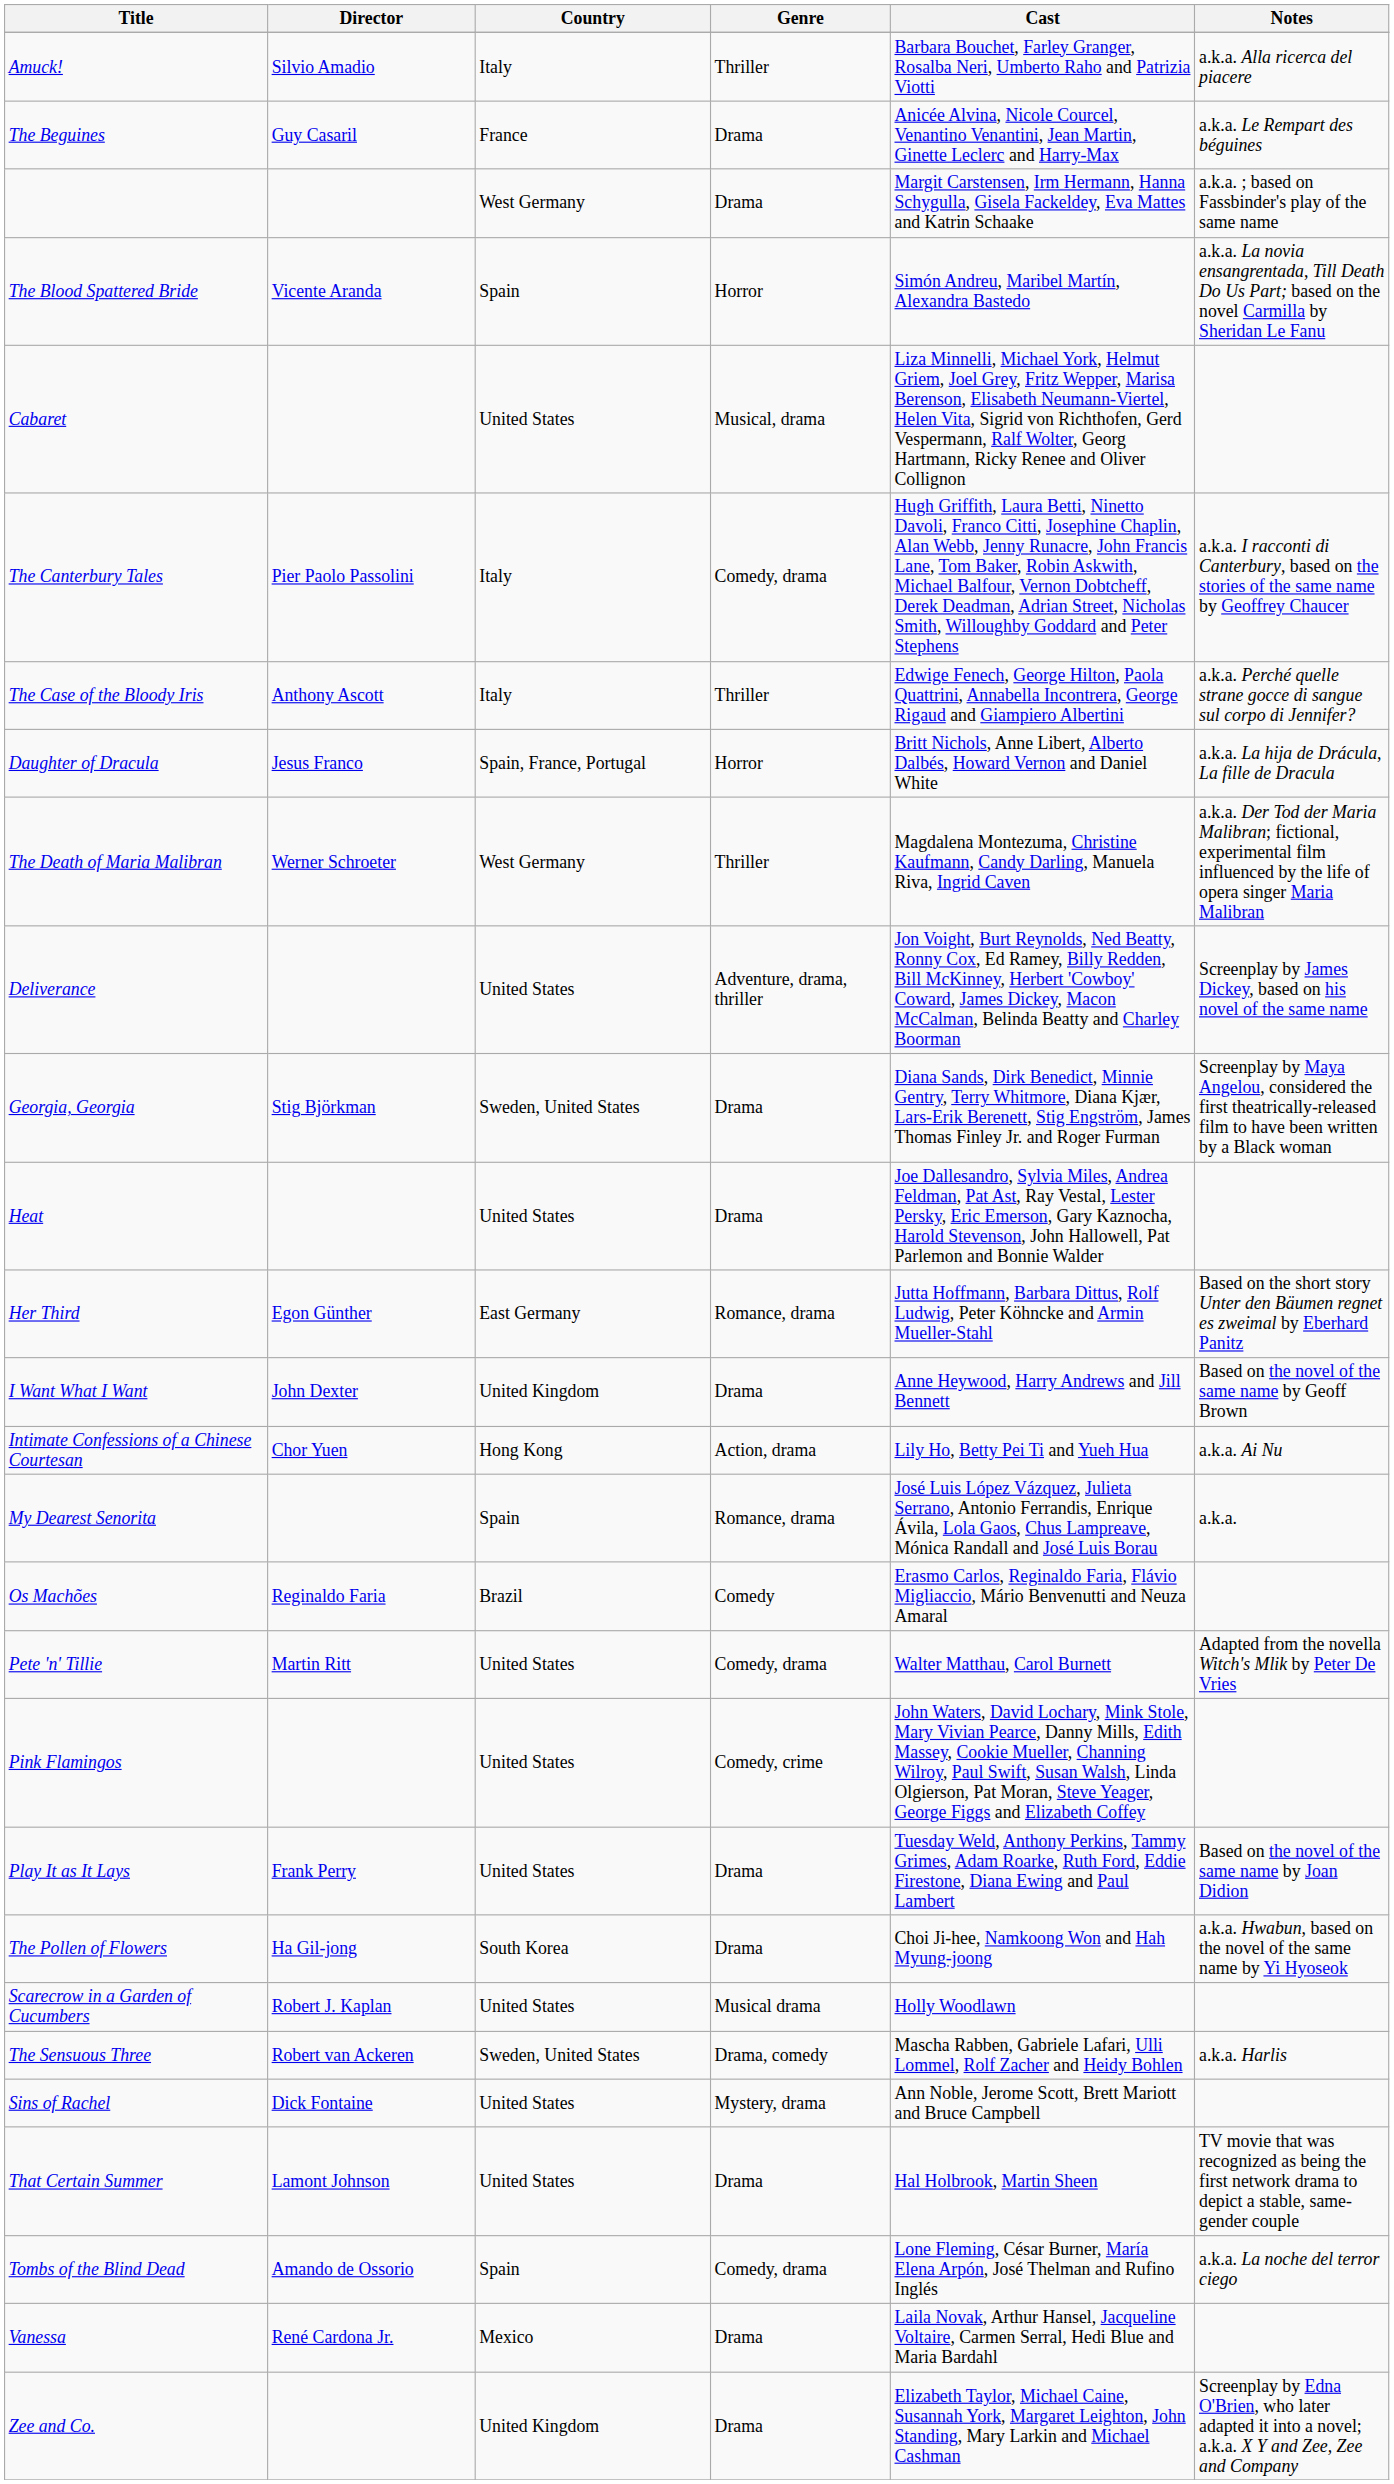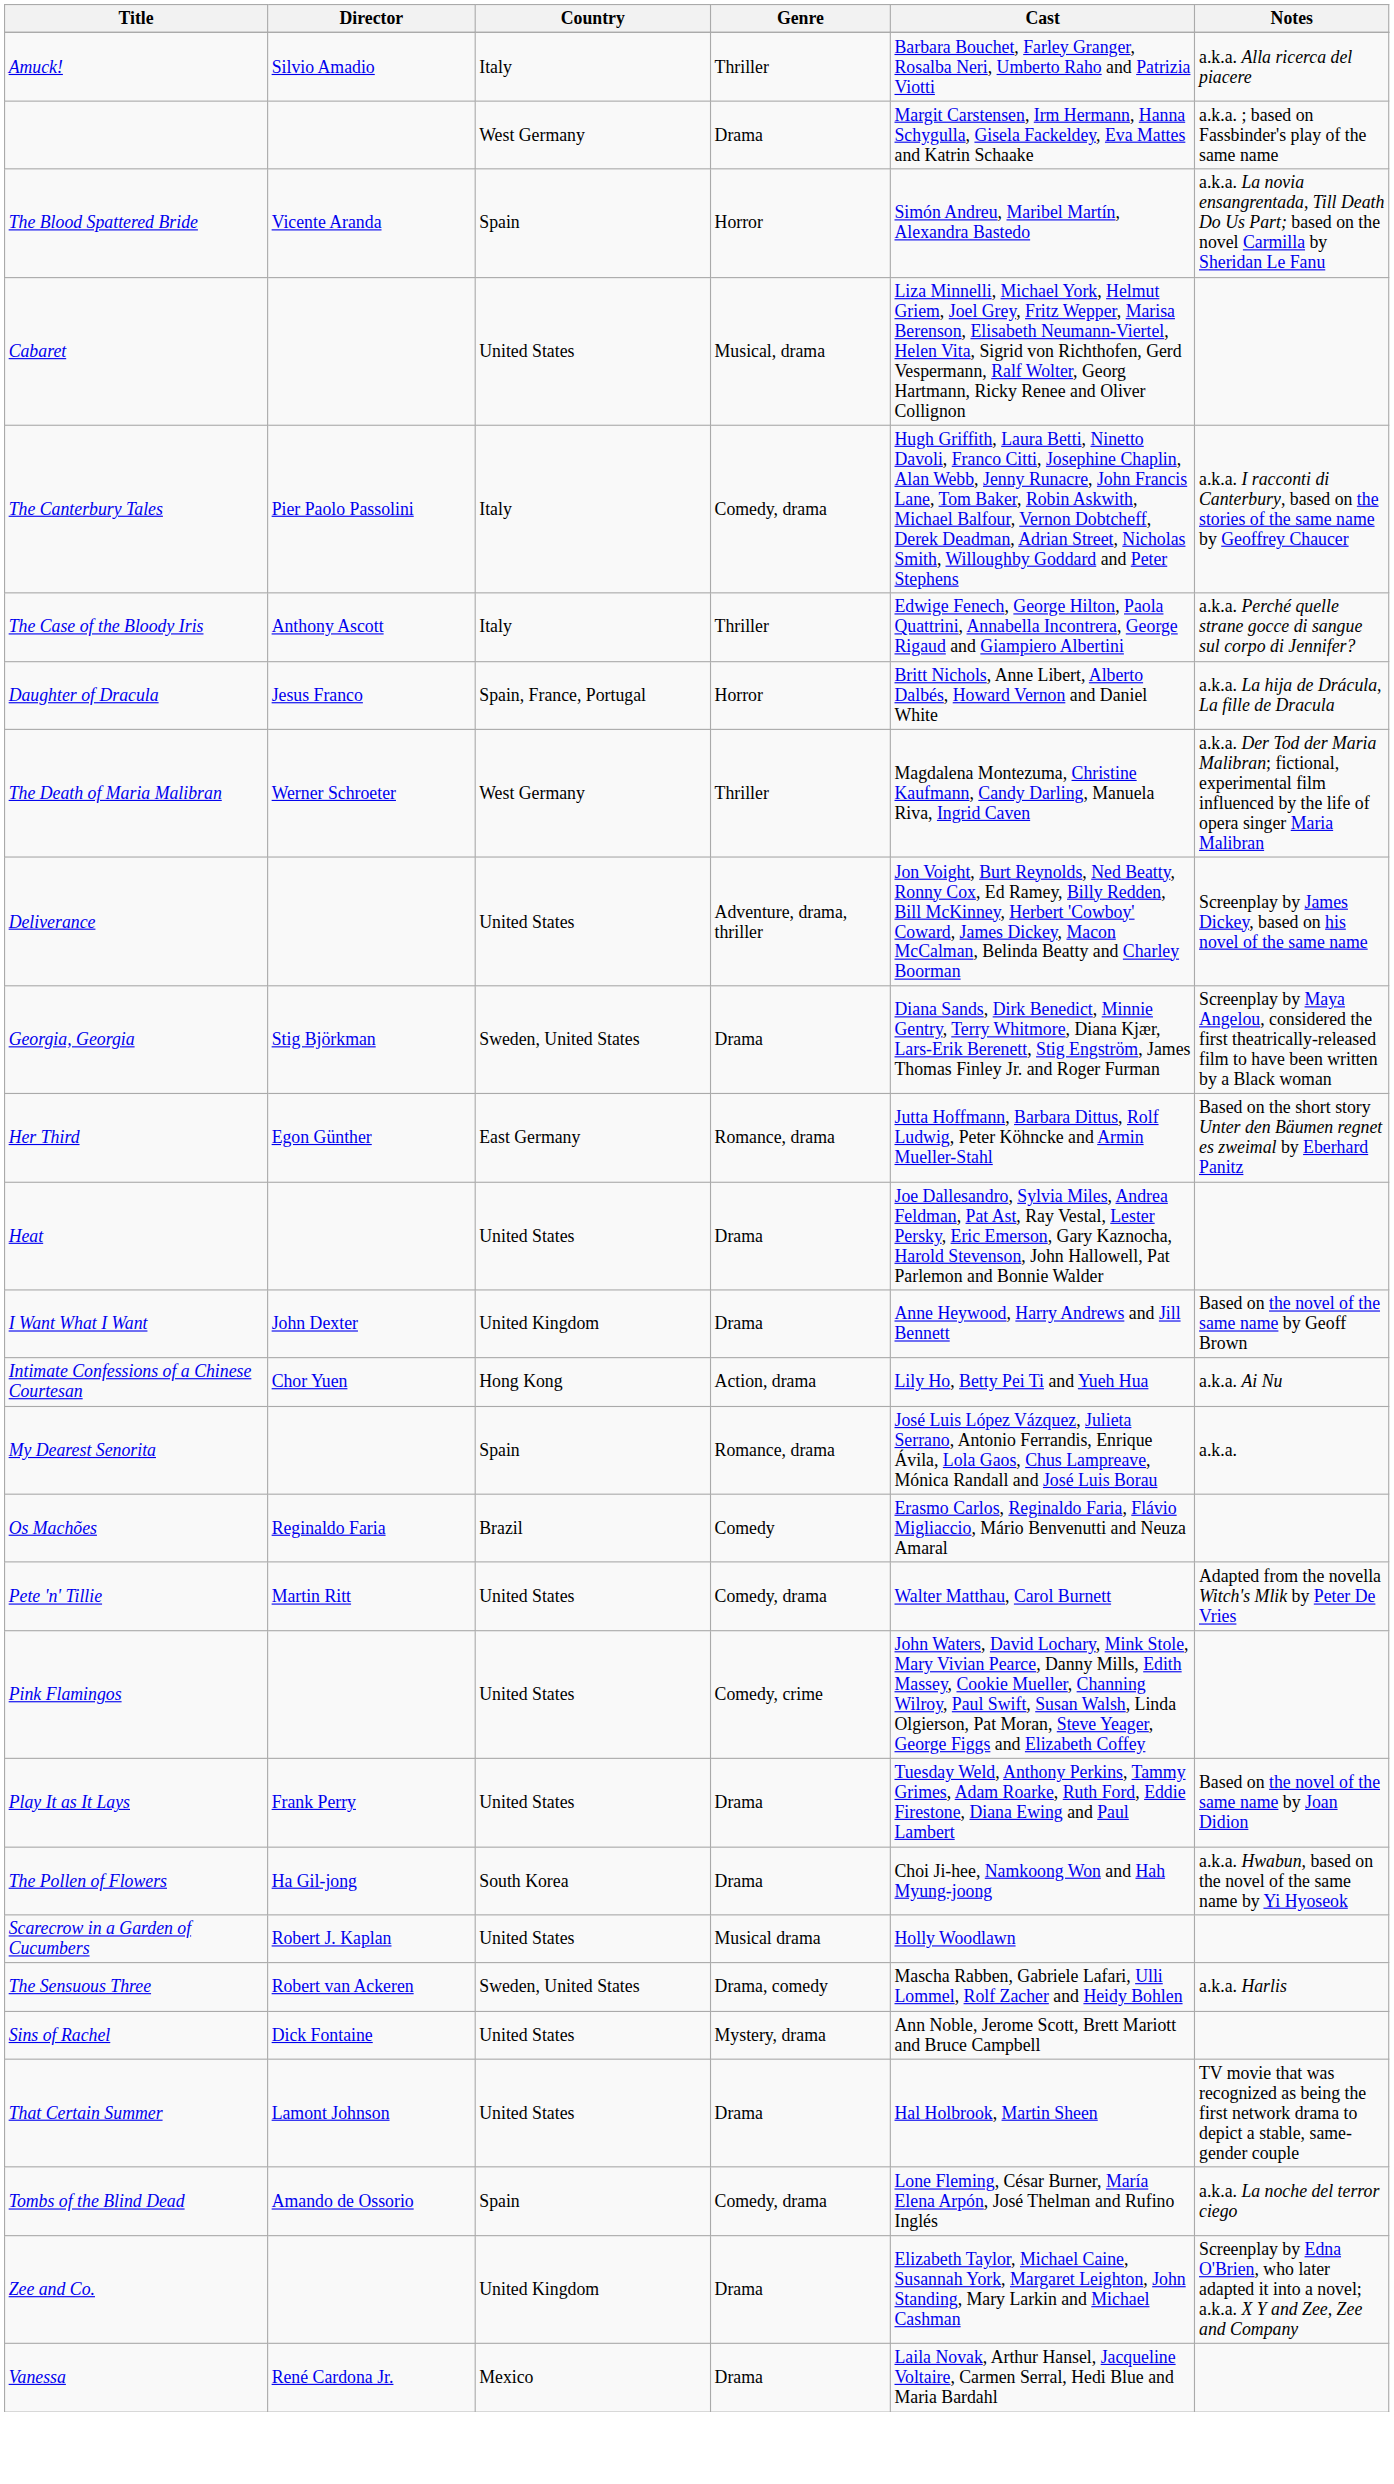- row: (57, 134)
rows swapped: (26, 1215) <-> (44, 1313)
rows swapped: (37, 2337) <-> (52, 2425)
